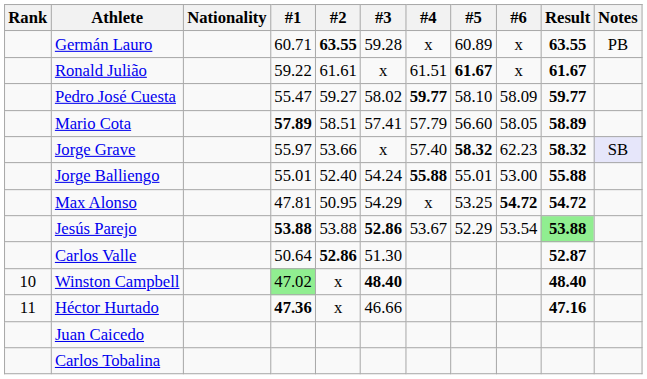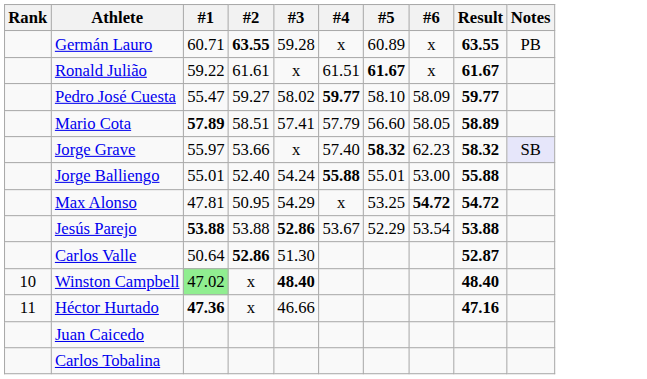- column: (227, 17)
(568, 228) lightgreen background -> (480, 228) no background
